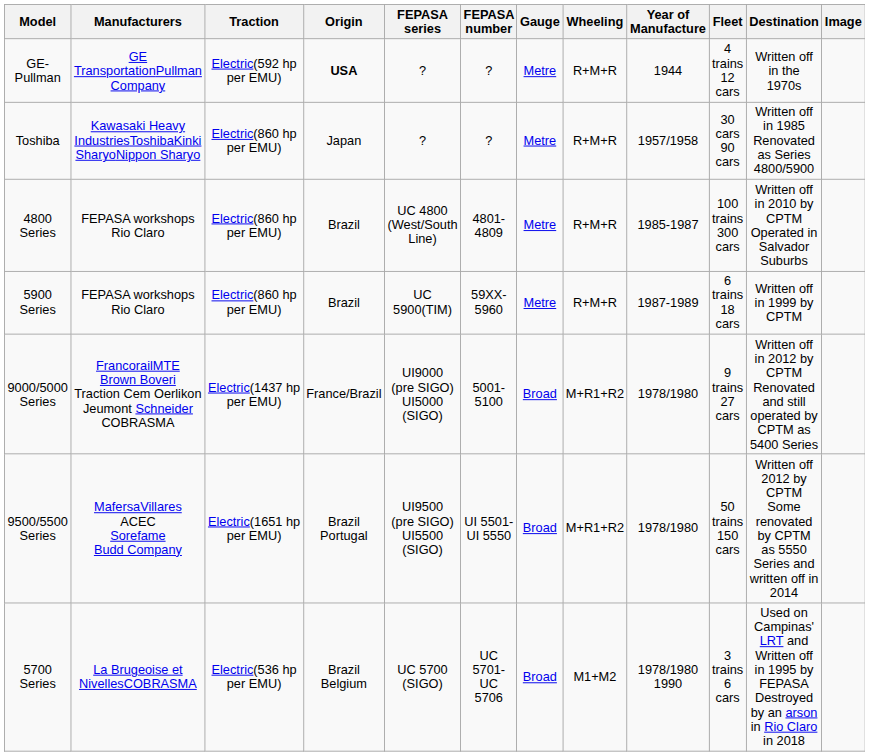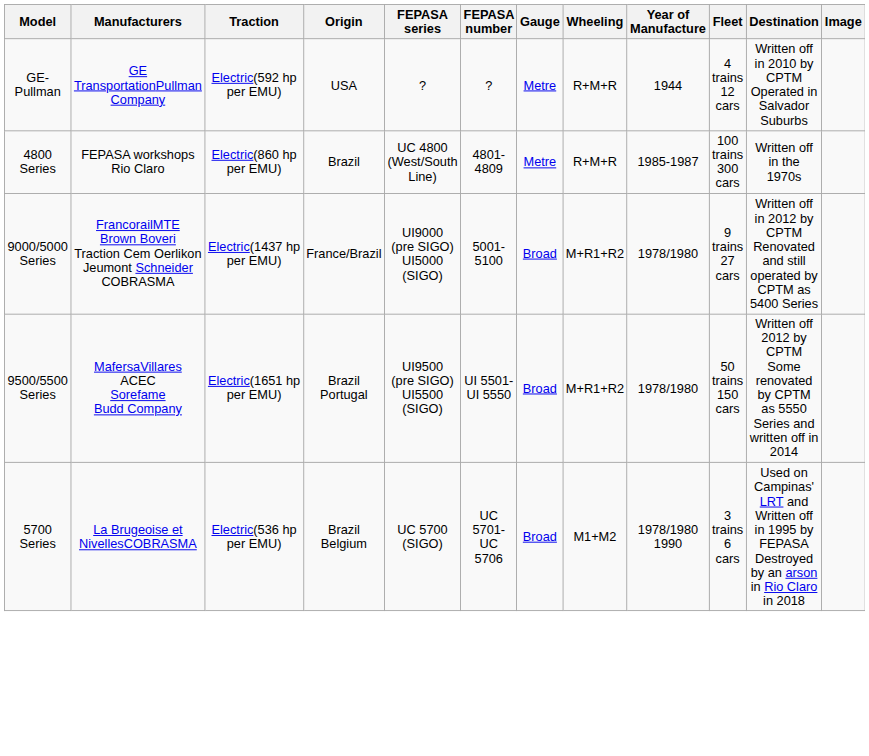(344, 71) bold -> (344, 85) normal
(784, 71) Written off in the 1970s -> (784, 85) Written off in 2010 by CPTM Operated in Salvador Suburbs
- row: (38, 141)
(784, 226) Written off in 2010 by CPTM Operated in Salvador Suburbs -> (784, 163) Written off in the 1970s
- row: (38, 303)
